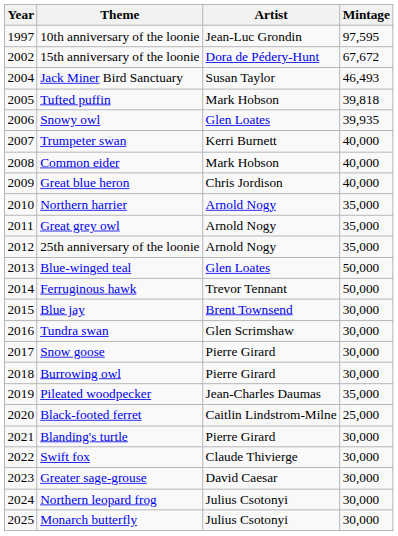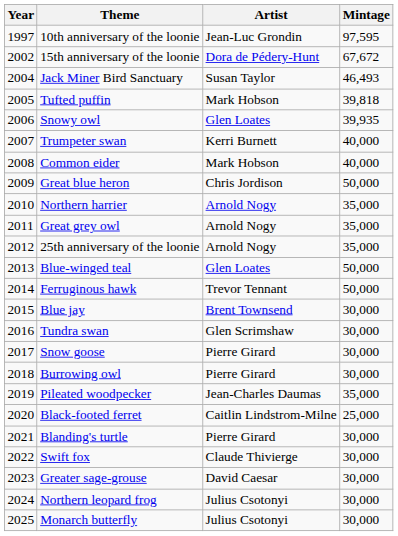(361, 183) 40,000 -> (361, 183) 50,000
